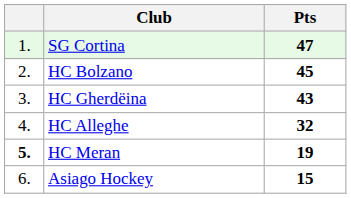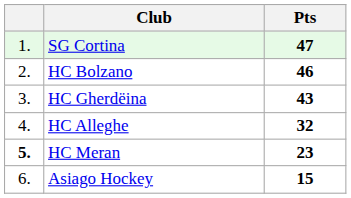(305, 71) 45 -> (305, 71) 46
(305, 152) 19 -> (305, 152) 23
